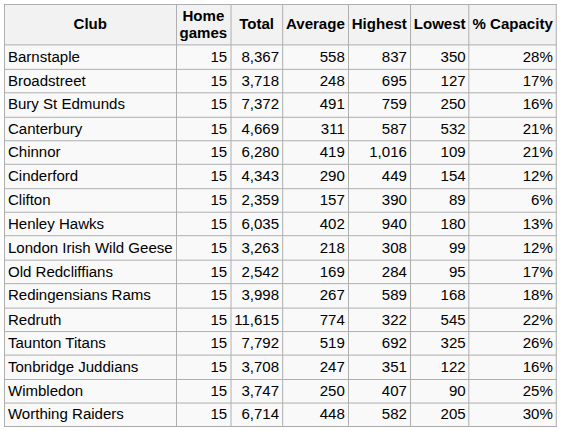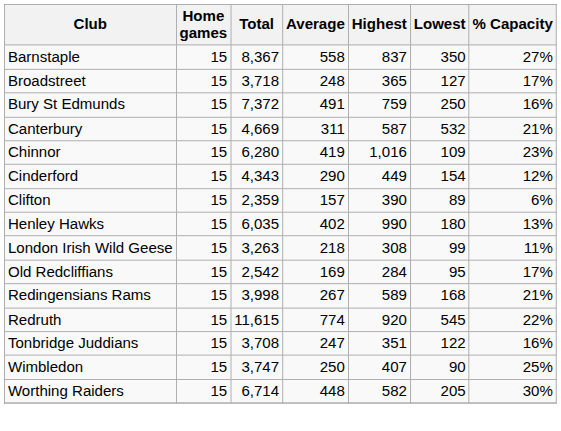(538, 57) 28% -> (538, 57) 27%
(394, 81) 695 -> (394, 81) 365
(538, 152) 21% -> (538, 152) 23%
(394, 224) 940 -> (394, 224) 990
(538, 248) 12% -> (538, 248) 11%
(538, 295) 18% -> (538, 295) 21%
(394, 319) 322 -> (394, 319) 920
- row: (57, 343)
